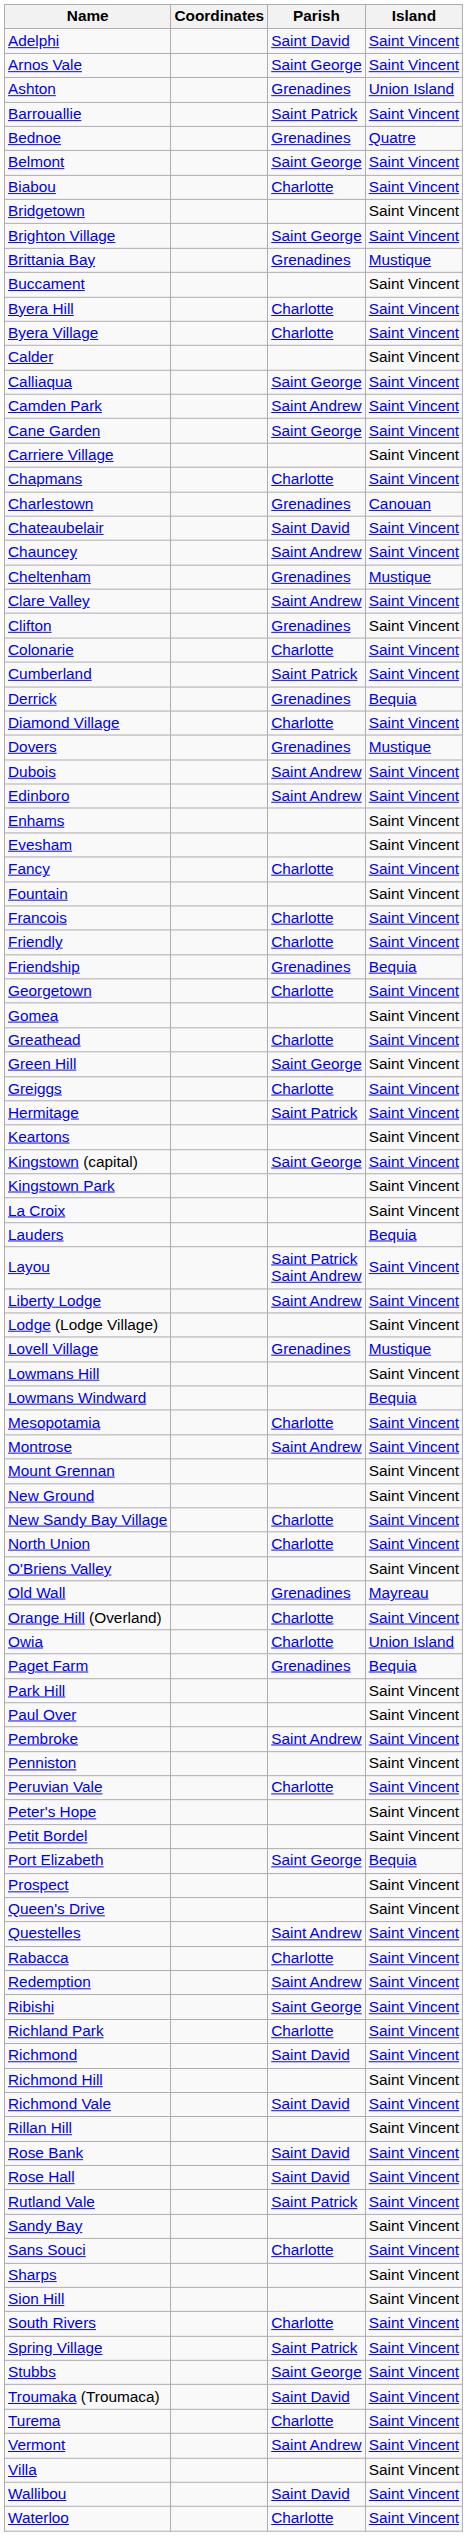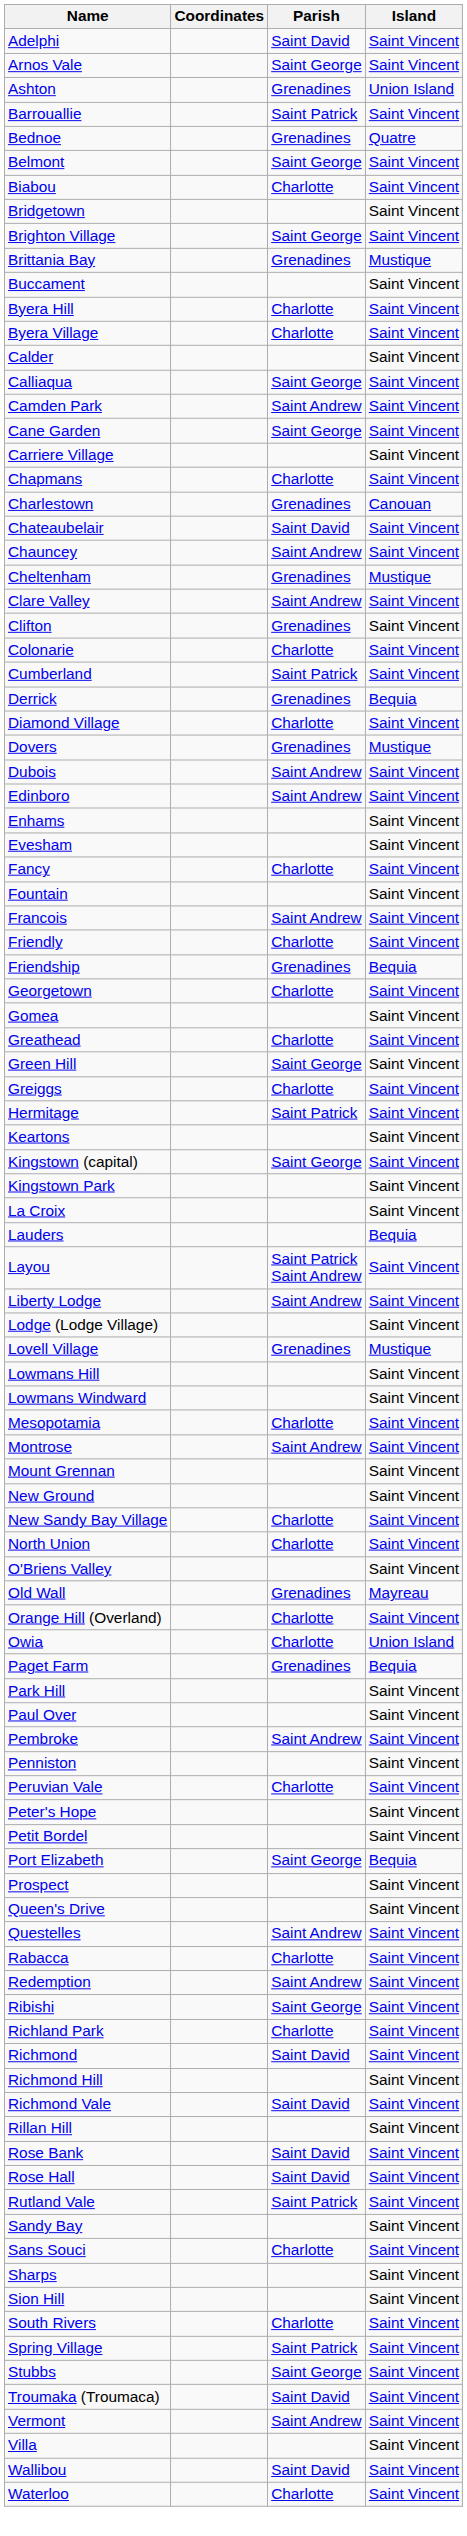(302, 917) Charlotte -> (316, 917) Saint Andrew
(393, 1398) Bequia -> (414, 1398) Saint Vincent
- row: (34, 2421)
